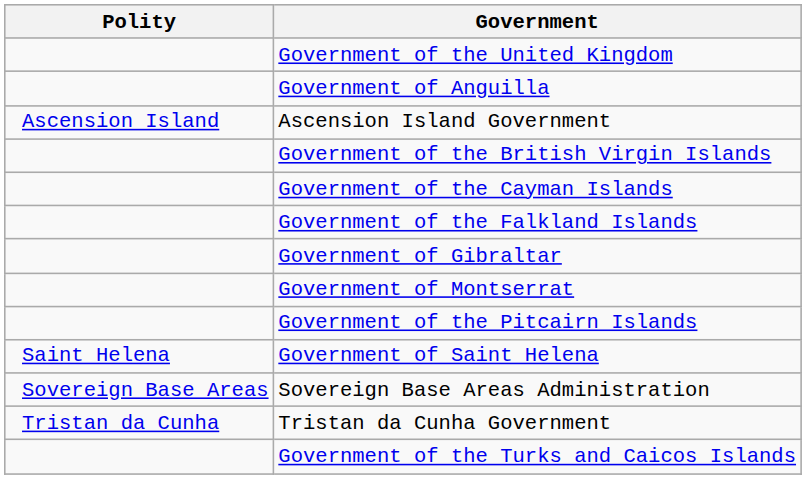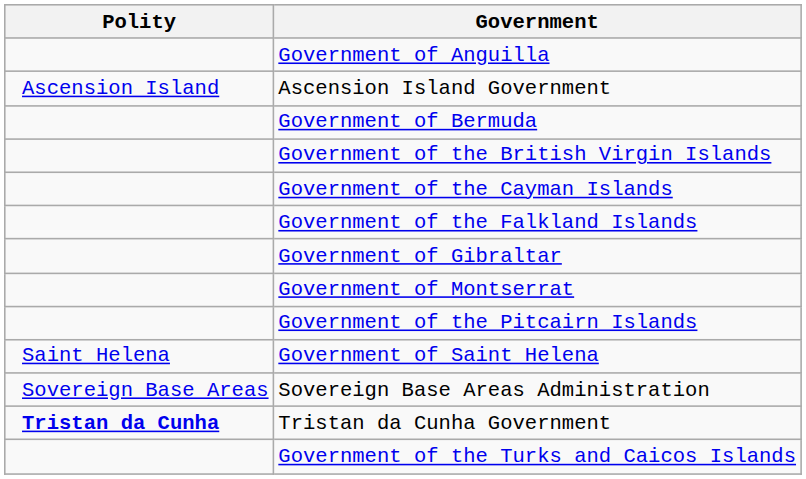- row: (476, 55)
+ row: (408, 122)
(114, 423) normal -> (114, 423) bold
